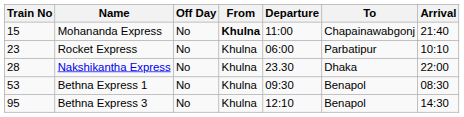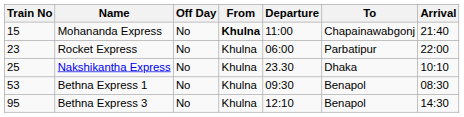(435, 49) 10:10 -> (435, 49) 22:00
(13, 67) 28 -> (13, 67) 25
(435, 67) 22:00 -> (435, 67) 10:10
